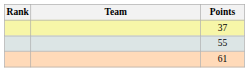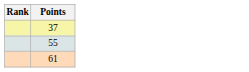- column: (116, 12)
